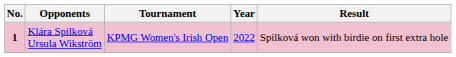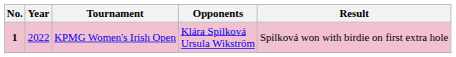columns swapped: (244, 13) <-> (65, 13)
